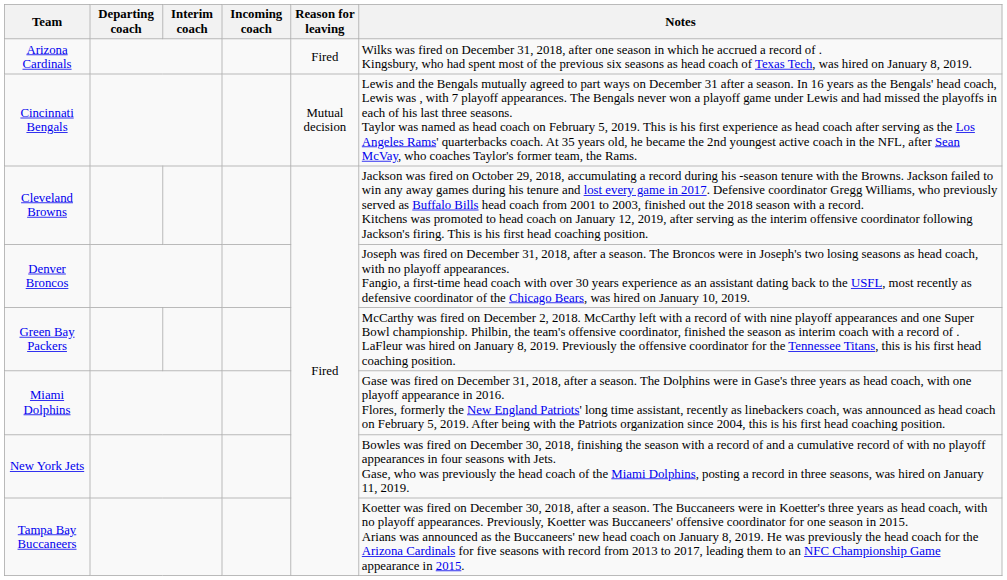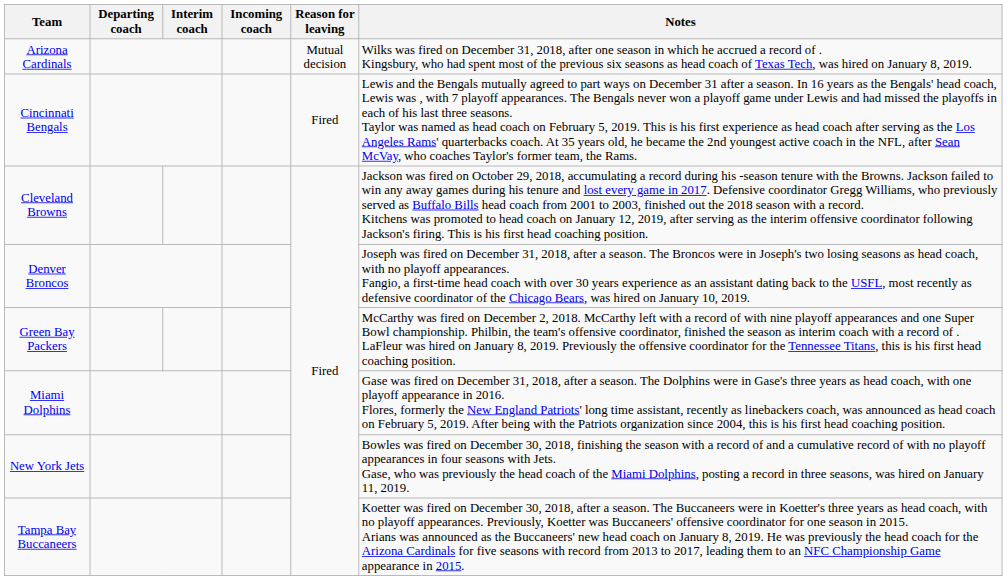(325, 56) Fired -> (325, 56) Mutual decision
(325, 120) Mutual decision -> (325, 120) Fired
